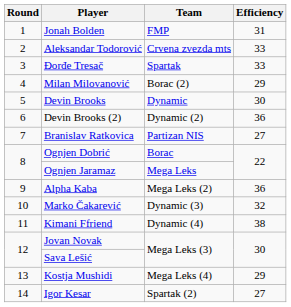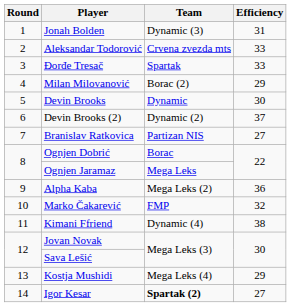(158, 30) FMP -> (175, 30) Dynamic (3)
(260, 118) 36 -> (260, 118) 37
(175, 205) Dynamic (3) -> (158, 205) FMP
(172, 293) normal -> (174, 293) bold
